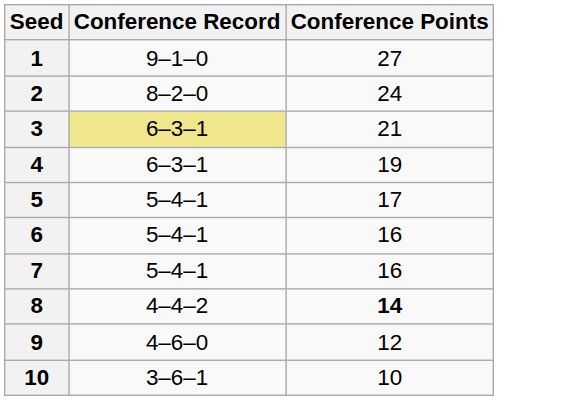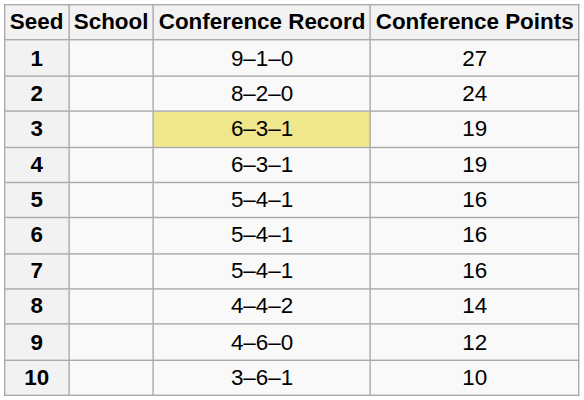+ column: (111, 22)
(390, 128) 21 -> (475, 128) 19
(390, 199) 17 -> (475, 199) 16
(390, 306) bold -> (475, 306) normal
